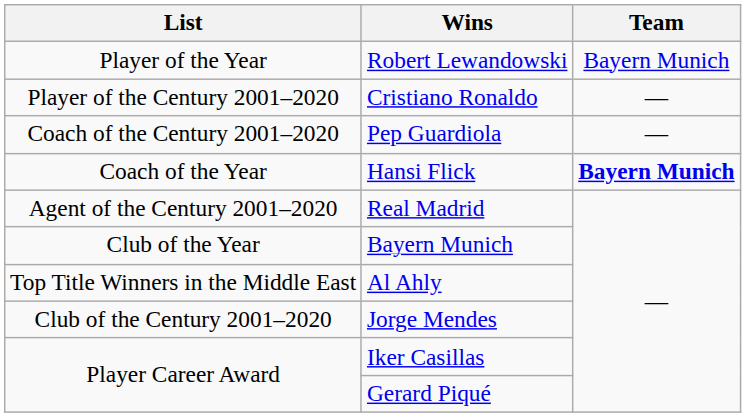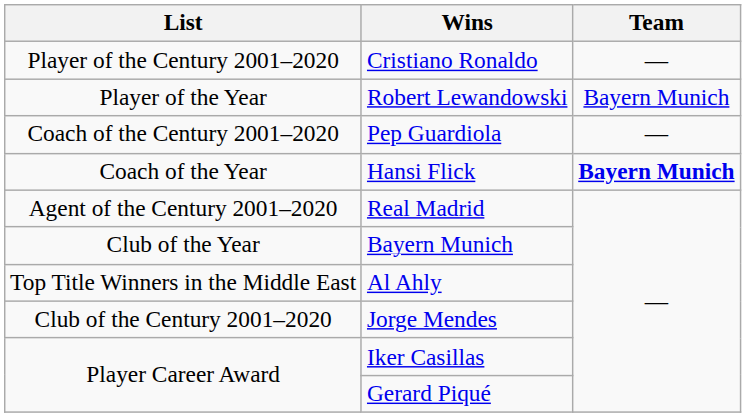rows swapped: (452, 97) <-> (467, 60)
